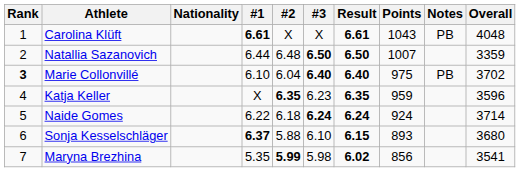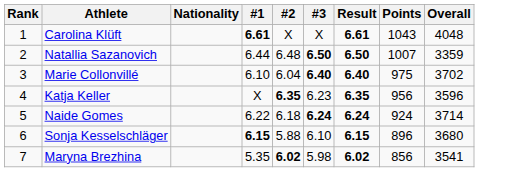- column: (445, 14)
(23, 75) bold -> (23, 75) normal
(402, 95) 959 -> (402, 95) 956
(257, 136) 6.37 -> (257, 136) 6.15
(402, 136) 893 -> (402, 136) 896
(288, 156) 5.99 -> (288, 156) 6.02
